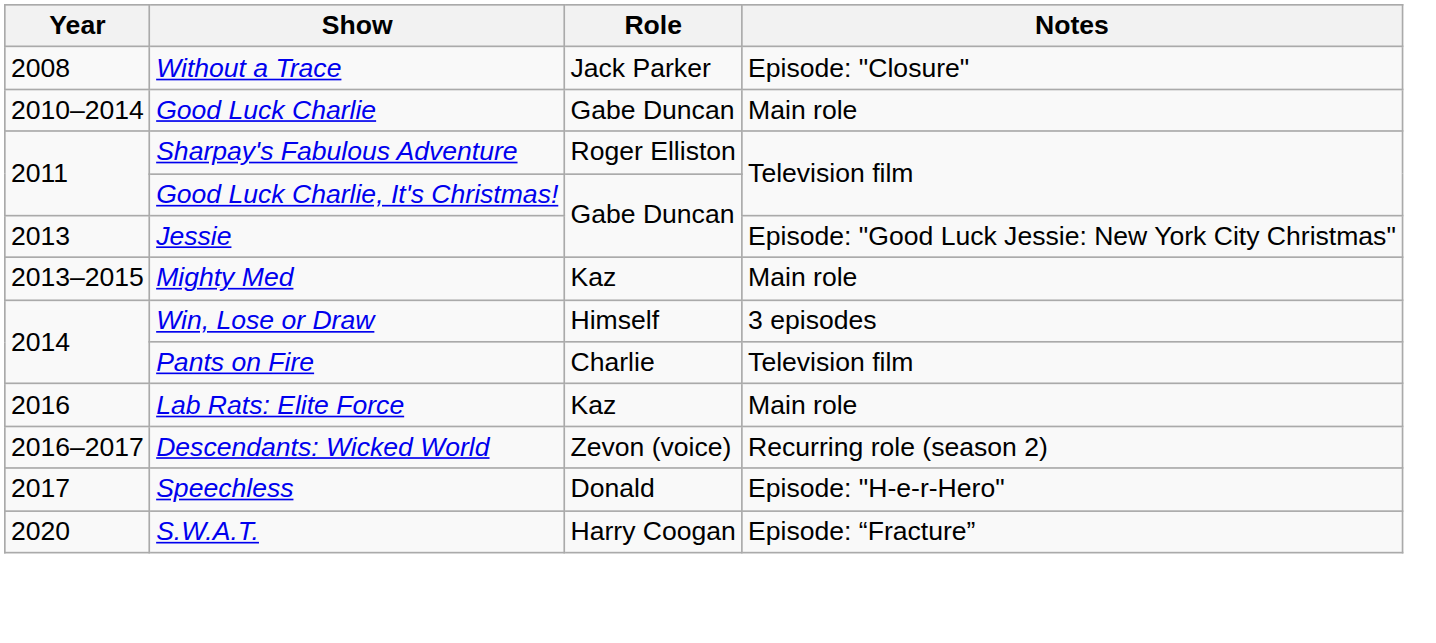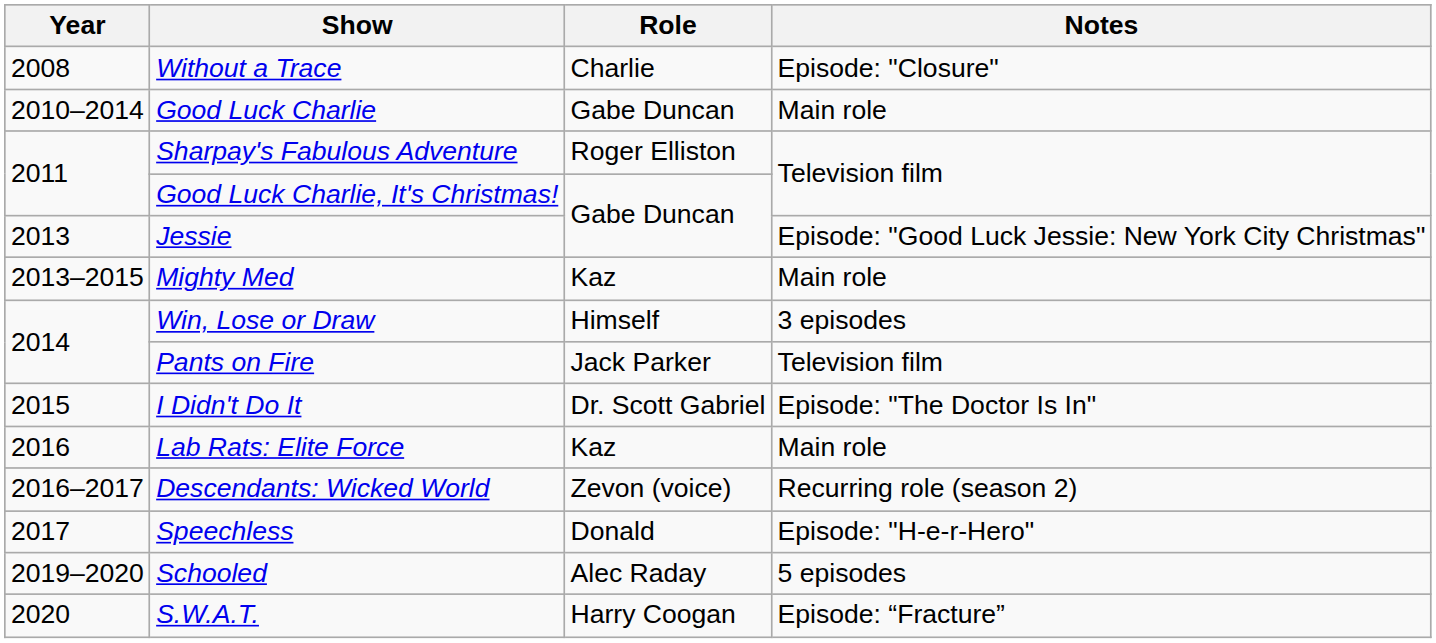(641, 67) Jack Parker -> (613, 67) Charlie
(613, 362) Charlie -> (641, 362) Jack Parker
+ row: (229, 404)
+ row: (212, 573)
